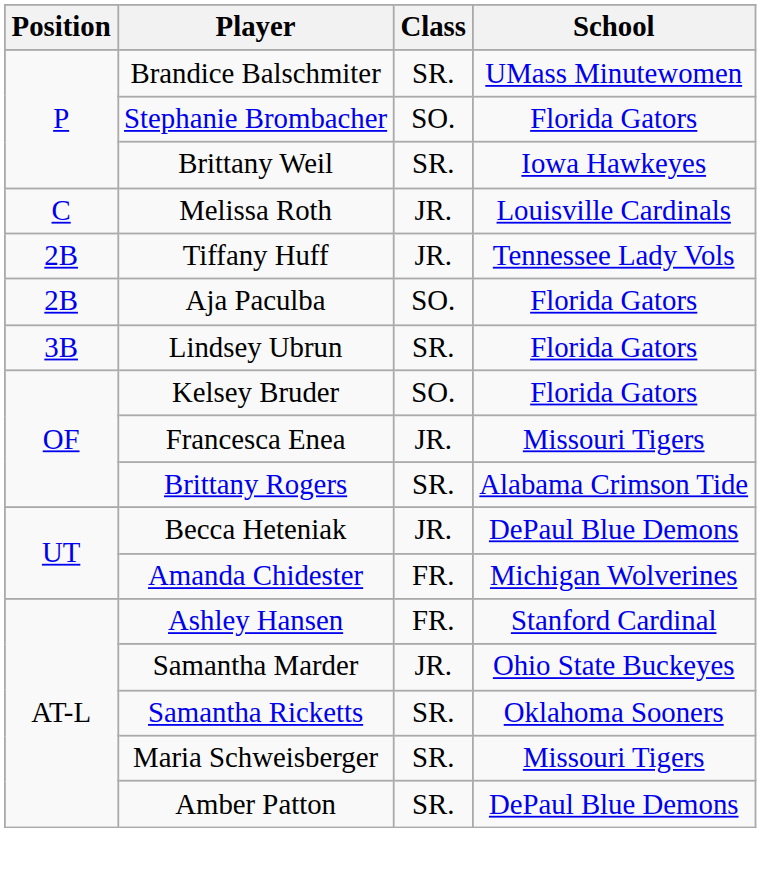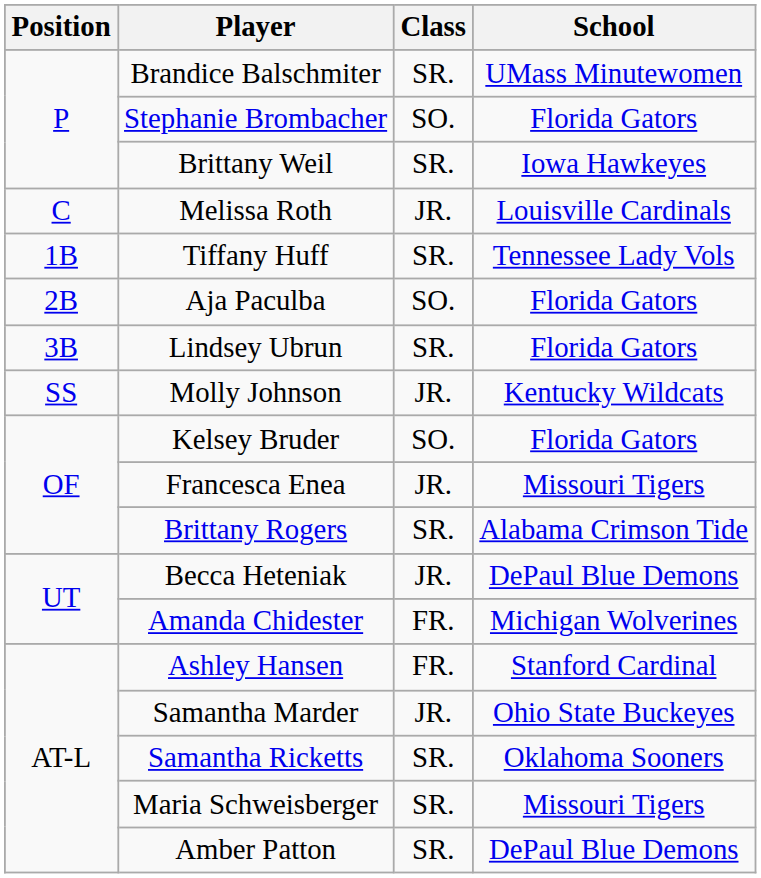(61, 255) 2B -> (61, 255) 1B
(433, 255) JR. -> (433, 255) SR.
+ row: (256, 392)
